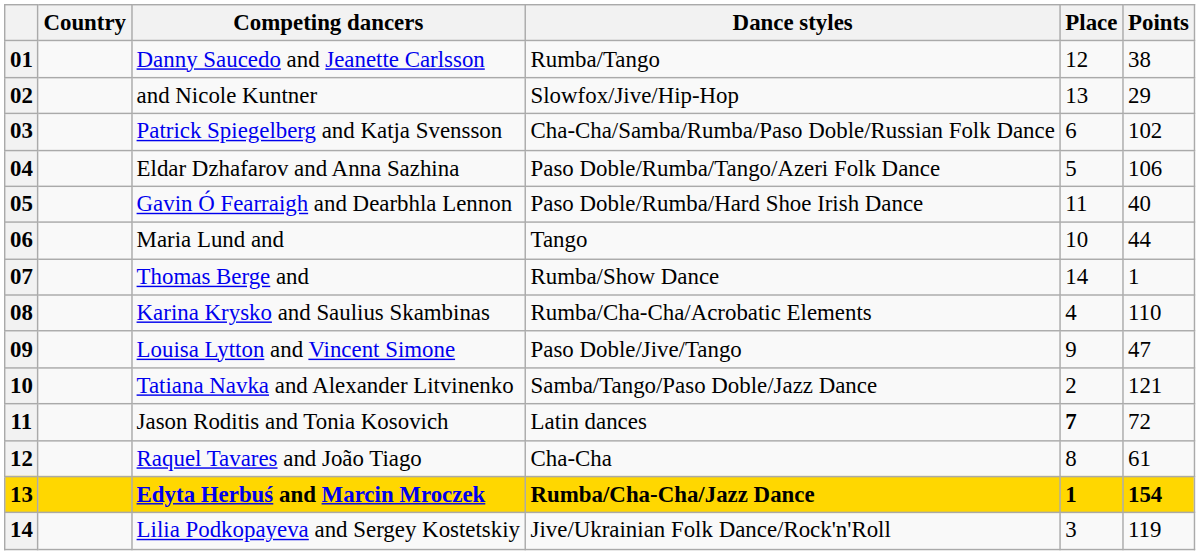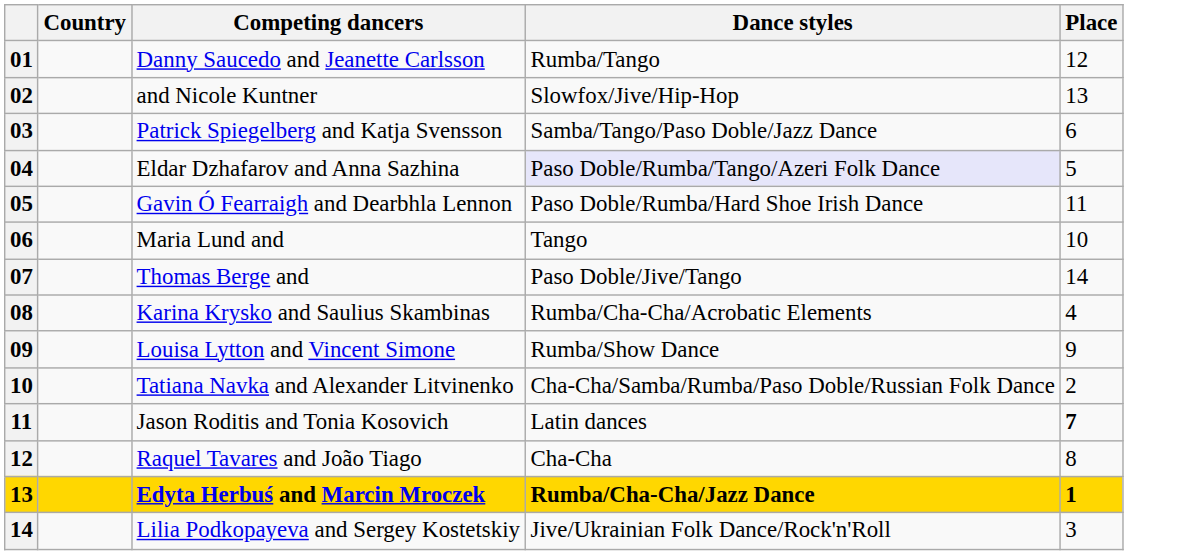- column: (1158, 22)
(793, 131) Cha-Cha/Samba/Rumba/Paso Doble/Russian Folk Dance -> (704, 131) Samba/Tango/Paso Doble/Jazz Dance
(735, 167) no background -> (735, 167) lavender background
(625, 276) Rumba/Show Dance -> (636, 276) Paso Doble/Jive/Tango
(636, 349) Paso Doble/Jive/Tango -> (625, 349) Rumba/Show Dance
(704, 385) Samba/Tango/Paso Doble/Jazz Dance -> (793, 385) Cha-Cha/Samba/Rumba/Paso Doble/Russian Folk Dance
